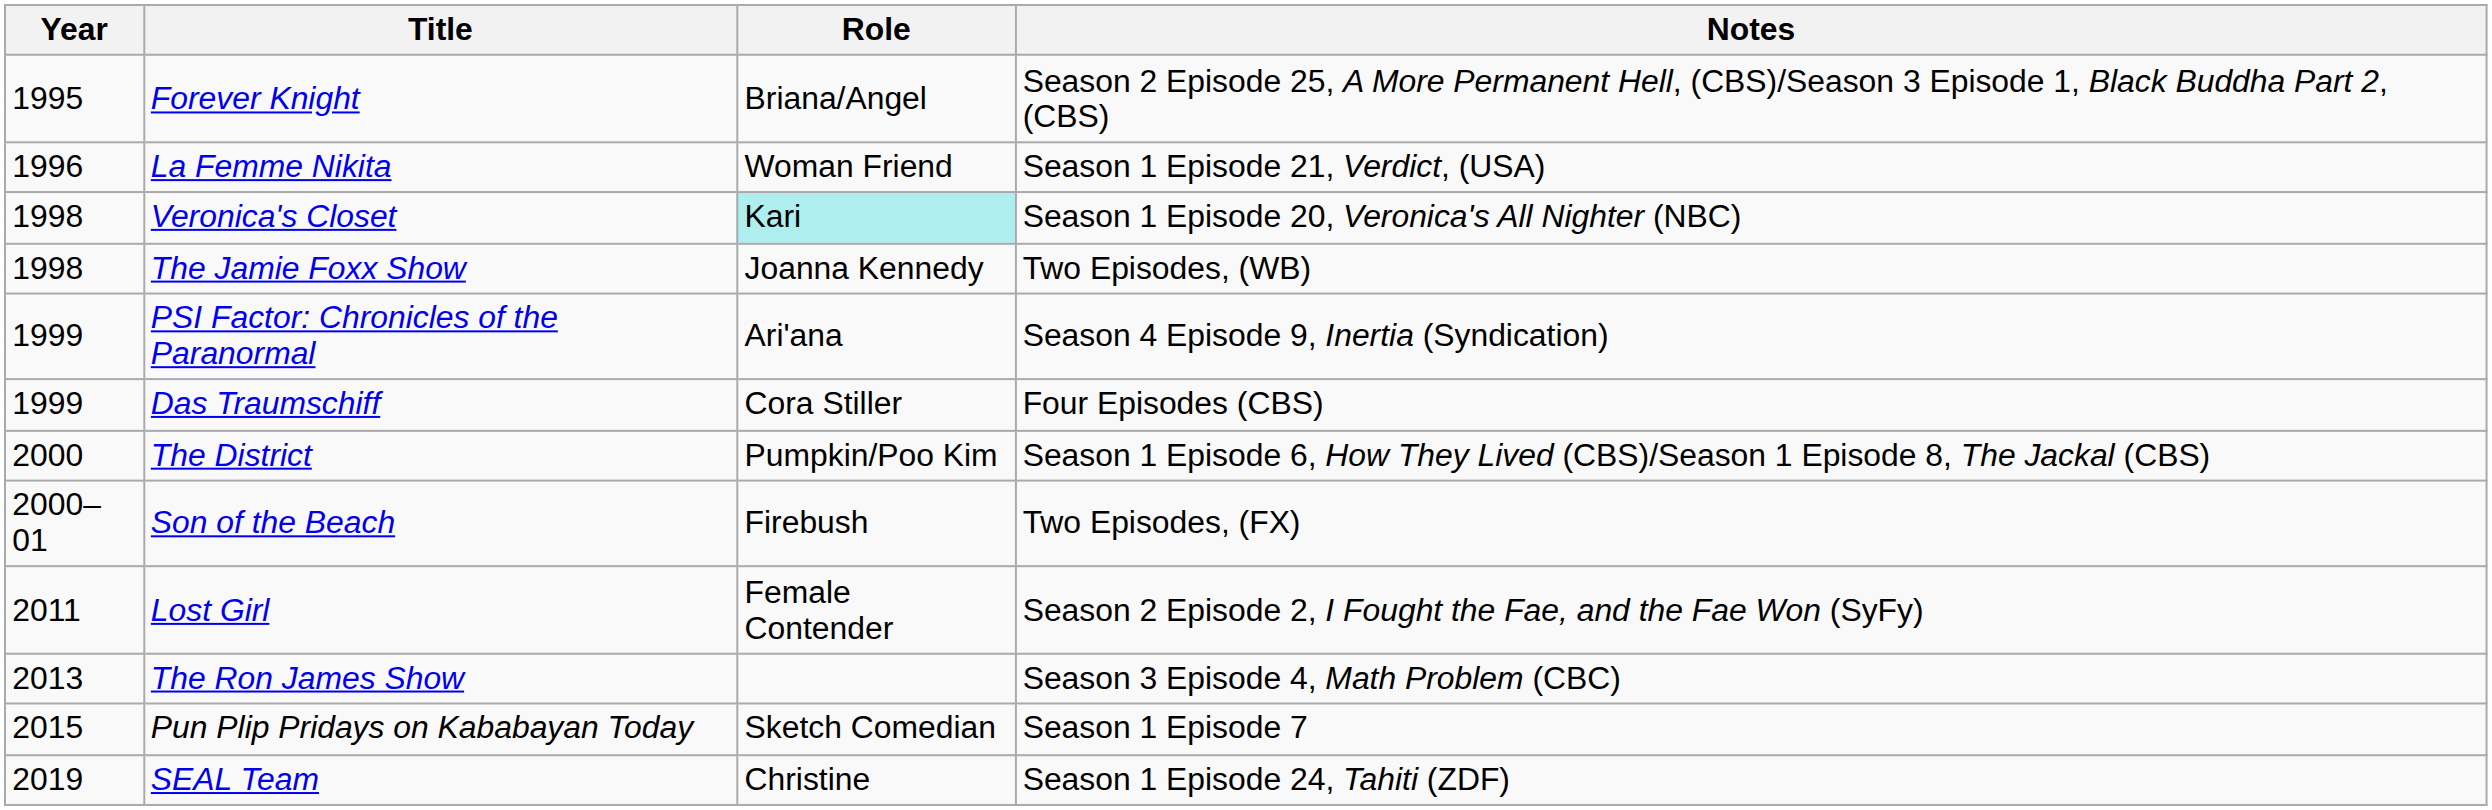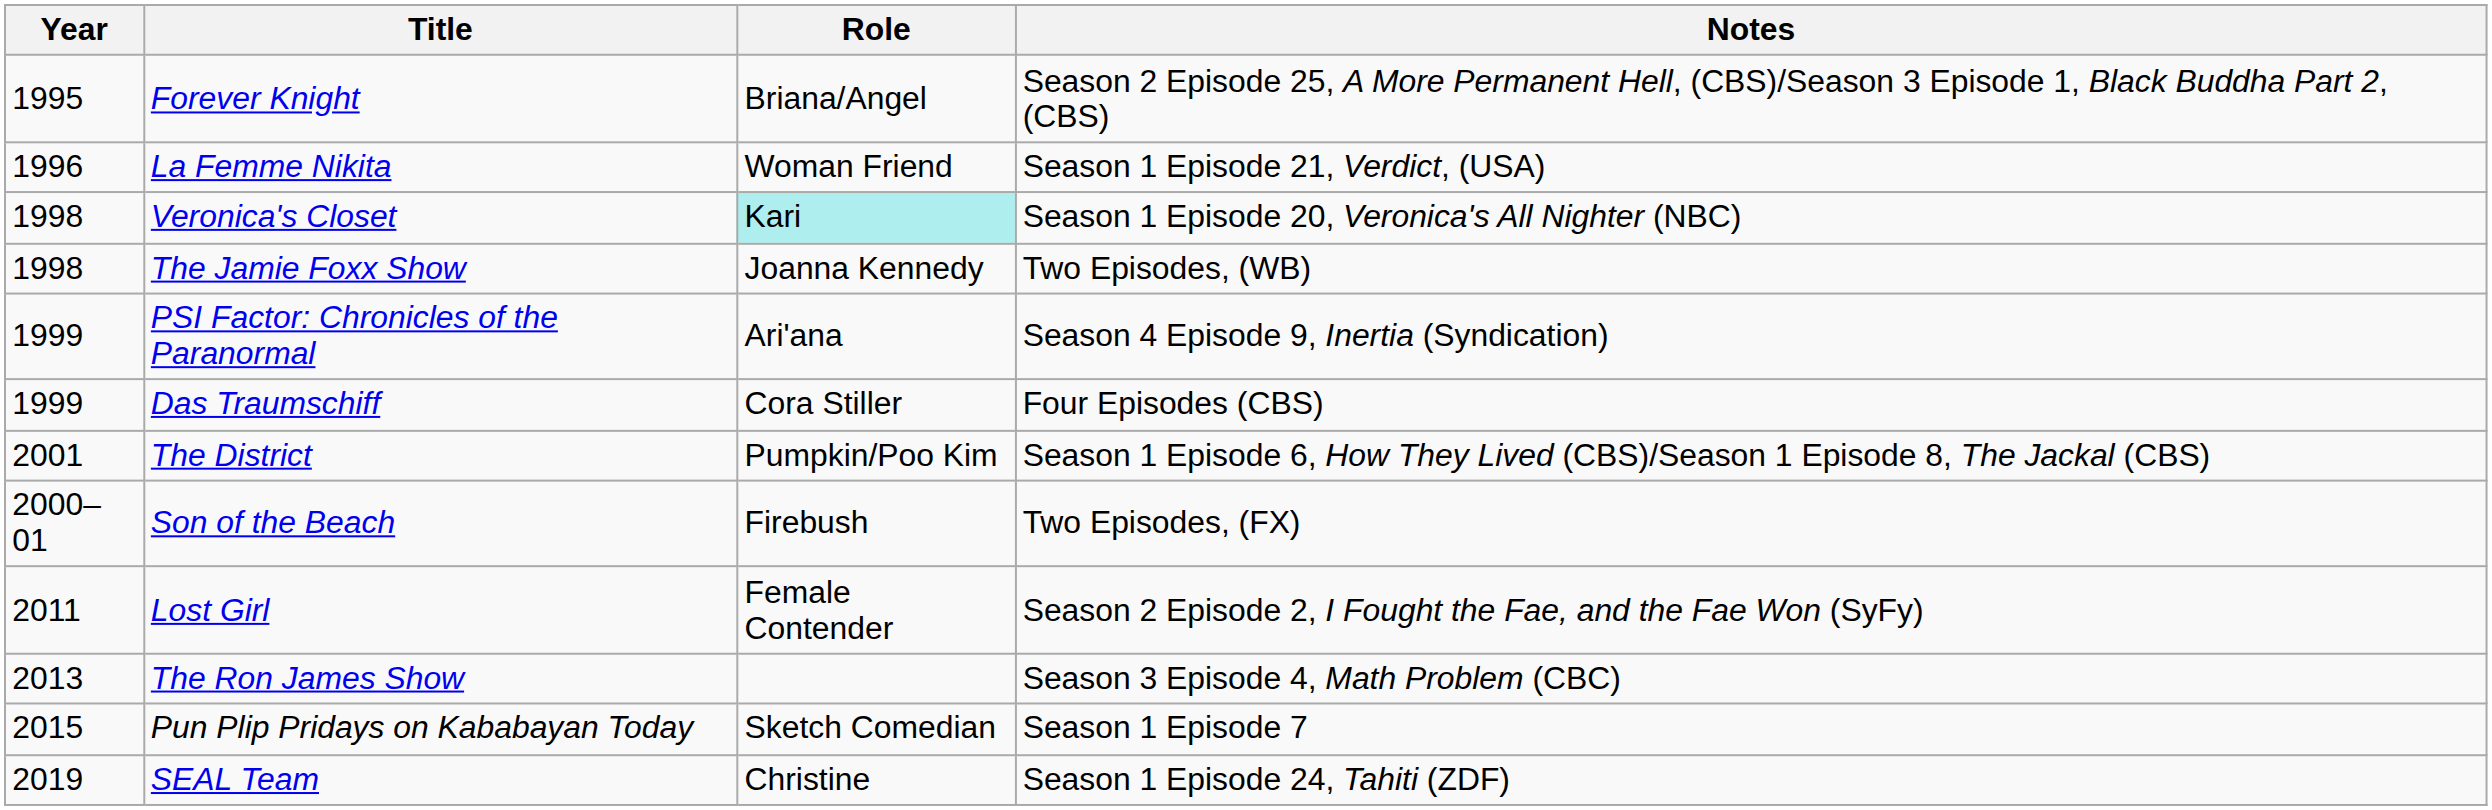(48, 454) 2000 -> (48, 454) 2001
